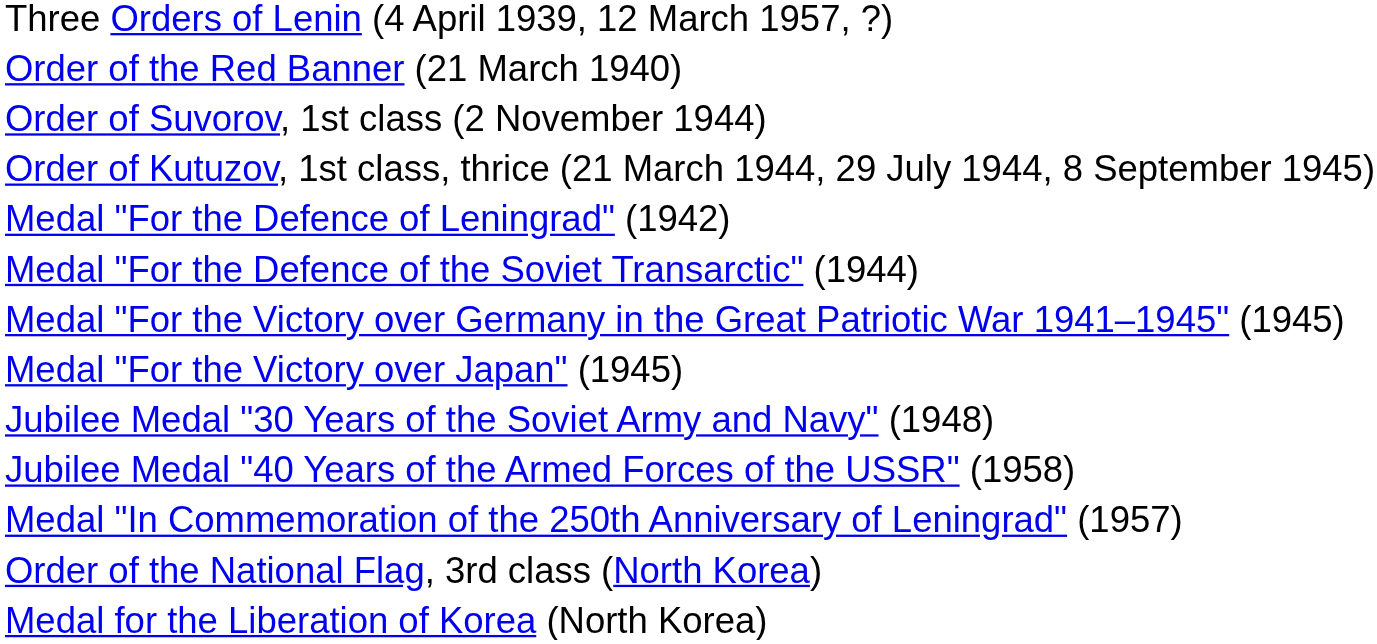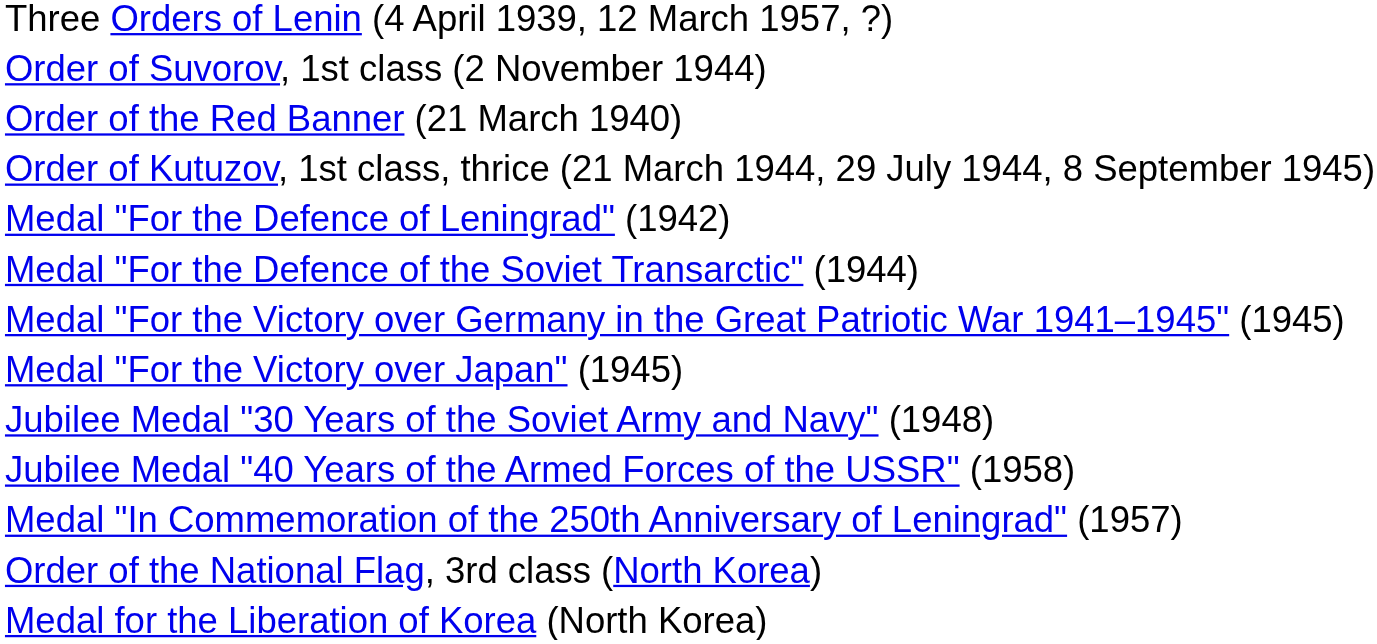rows swapped: (344, 68) <-> (386, 119)
